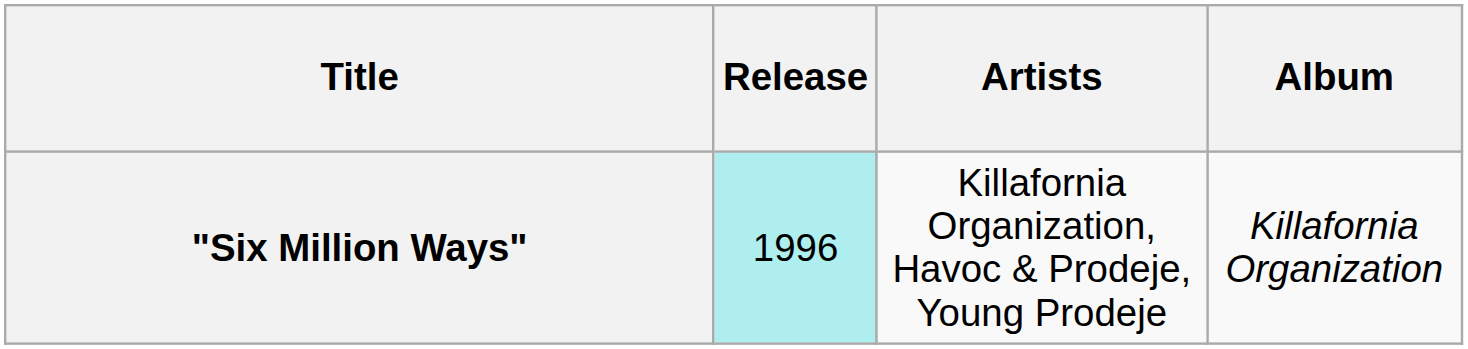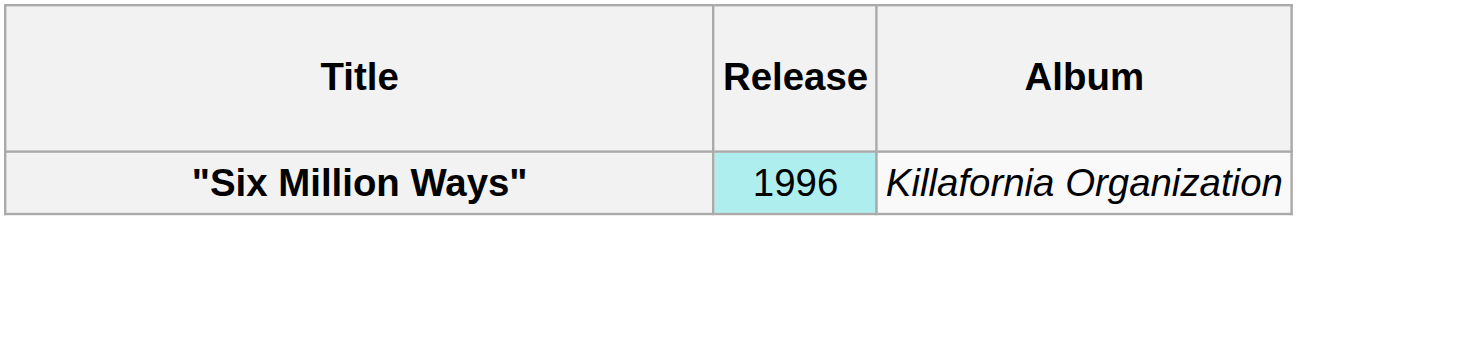- column: (1042, 78)
